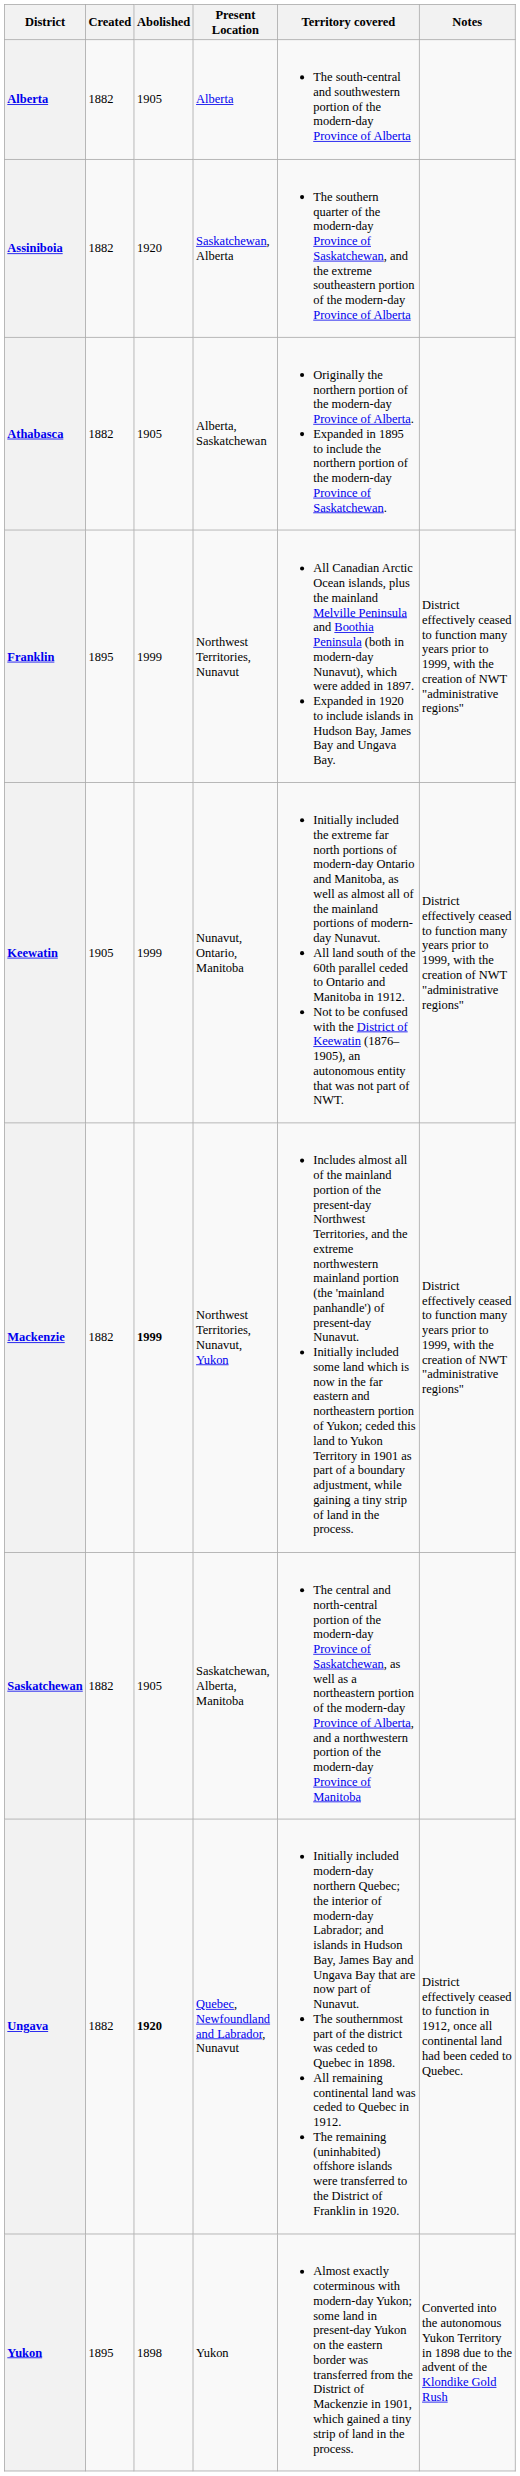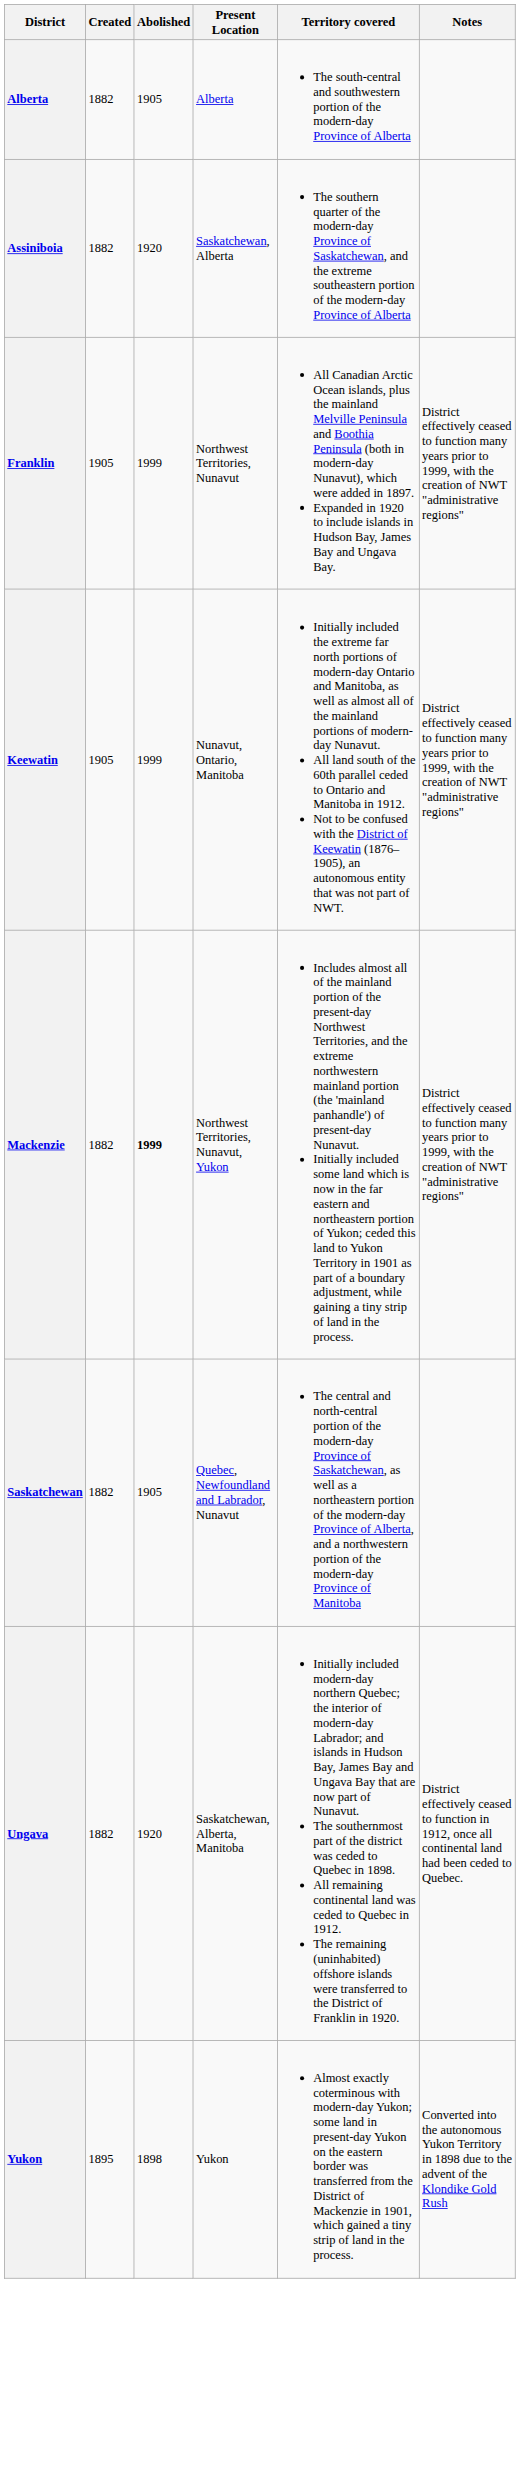- row: (35, 433)
(101, 656) 1895 -> (101, 463) 1905
(233, 1685) Saskatchewan, Alberta, Manitoba -> (233, 1492) Quebec, Newfoundland and Labrador, Nunavut
(149, 2026) bold -> (149, 1833) normal
(233, 2026) Quebec, Newfoundland and Labrador, Nunavut -> (233, 1833) Saskatchewan, Alberta, Manitoba
